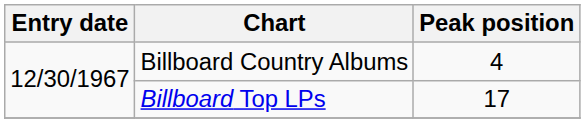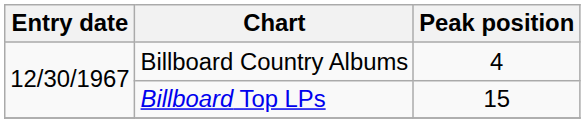(497, 99) 17 -> (497, 99) 15
